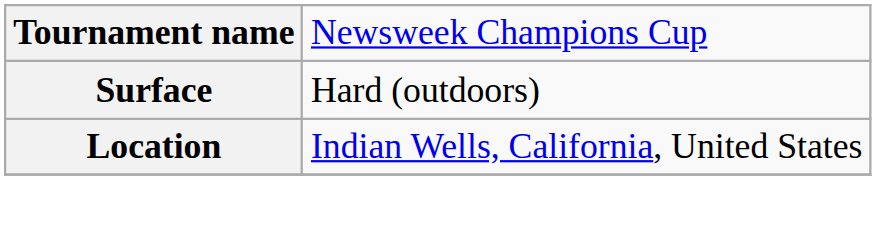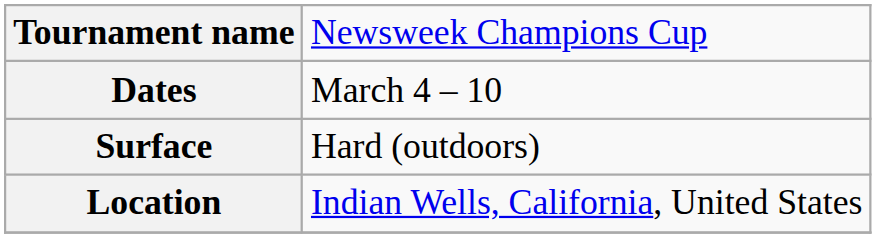+ row: (154, 89)
